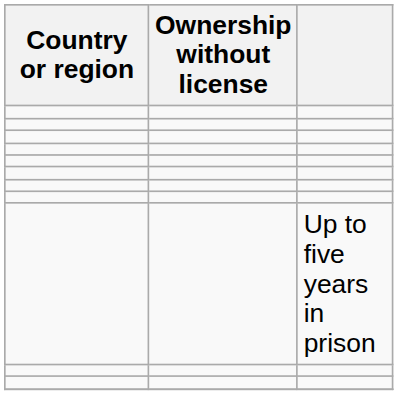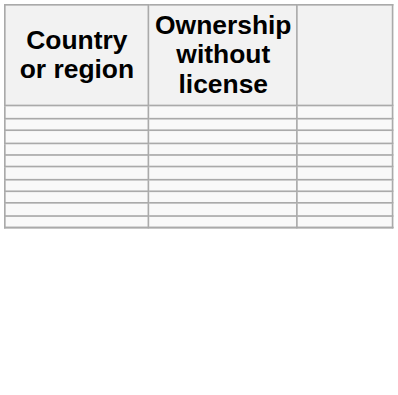- row: (77, 284)
